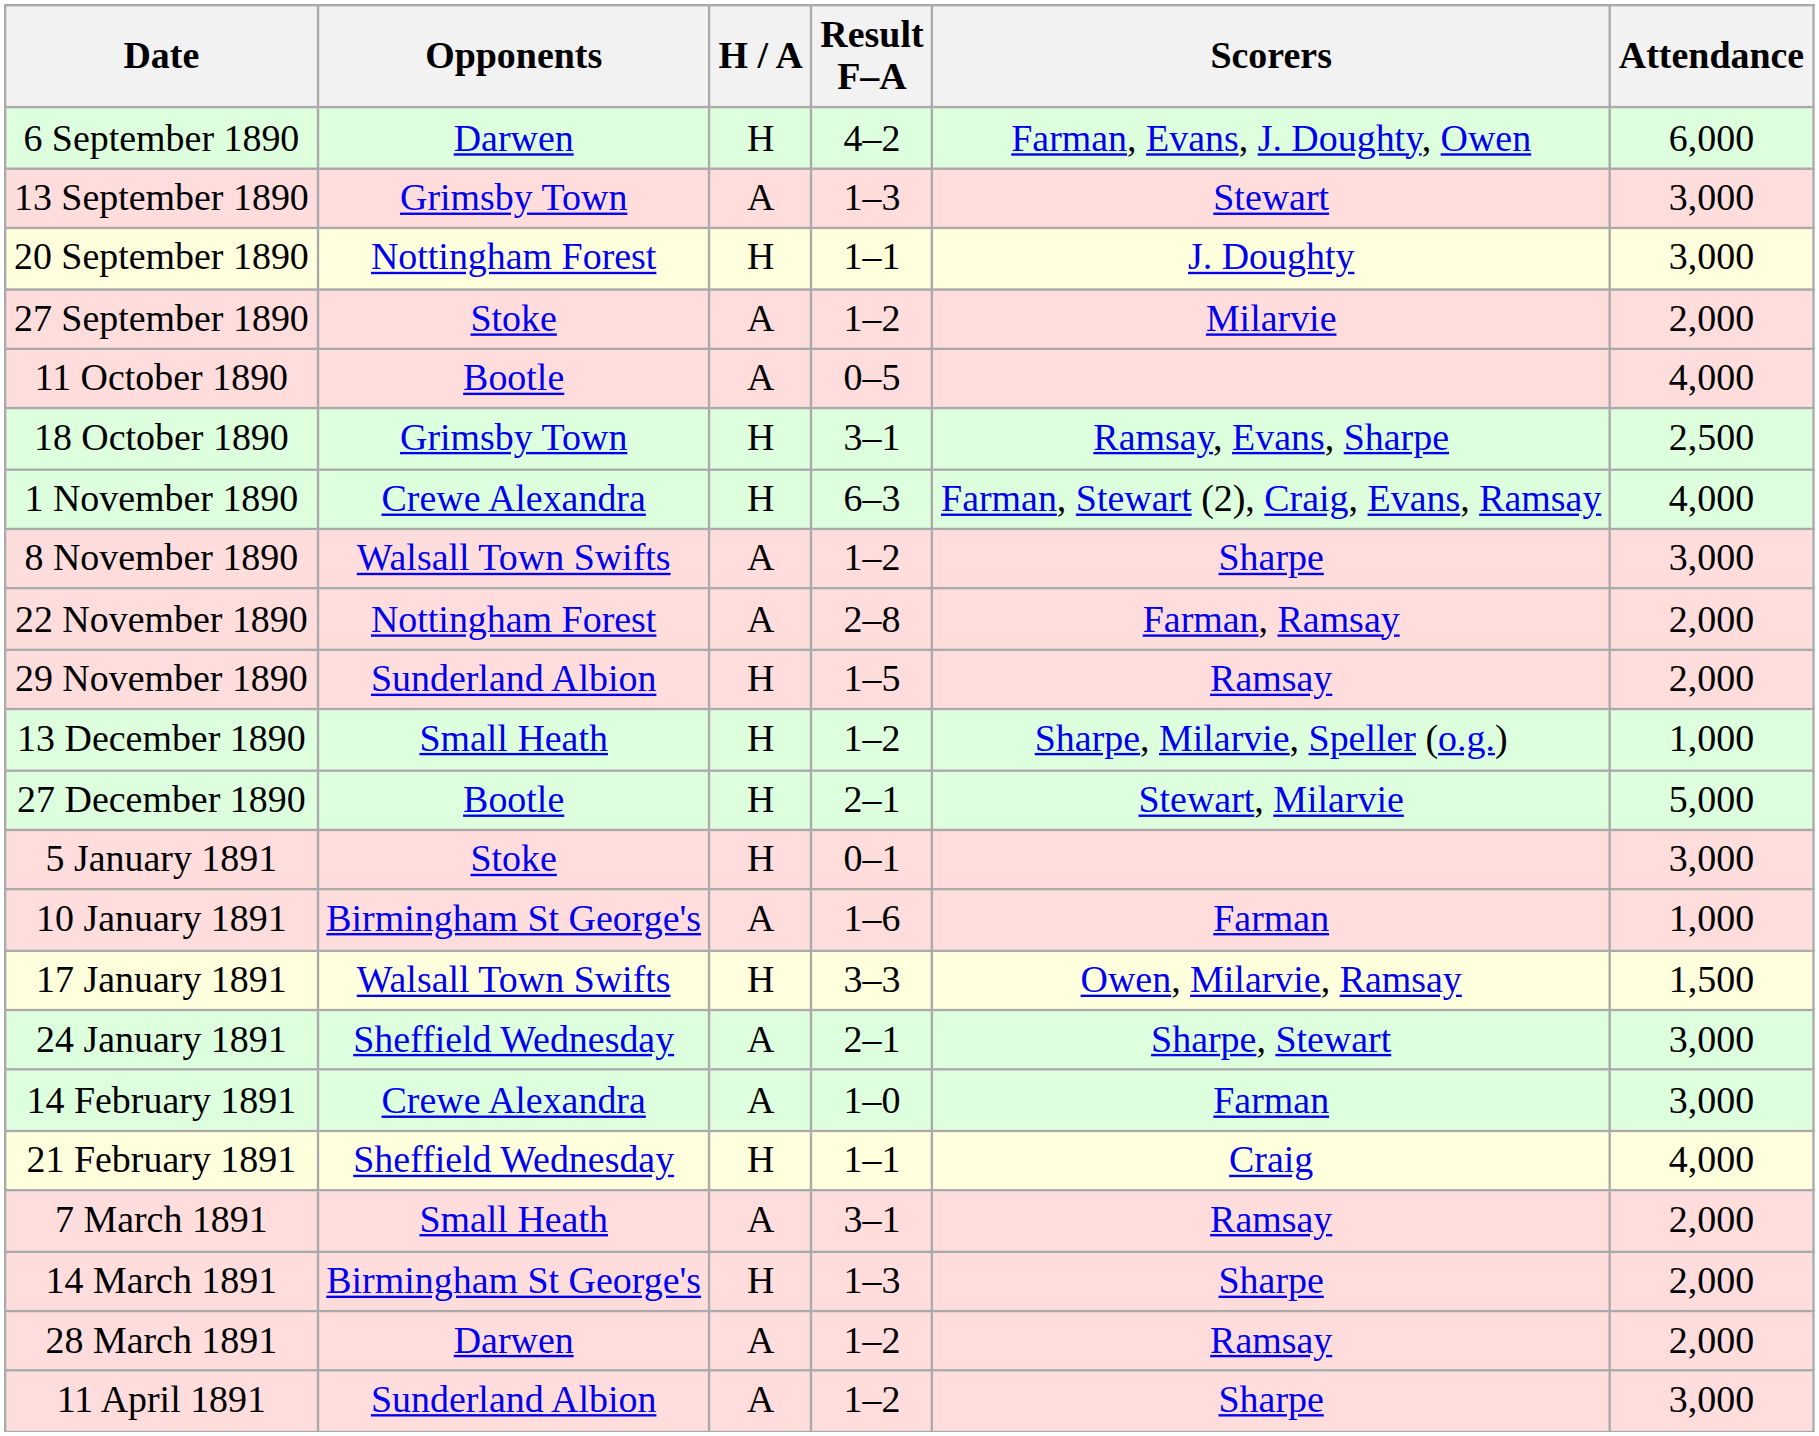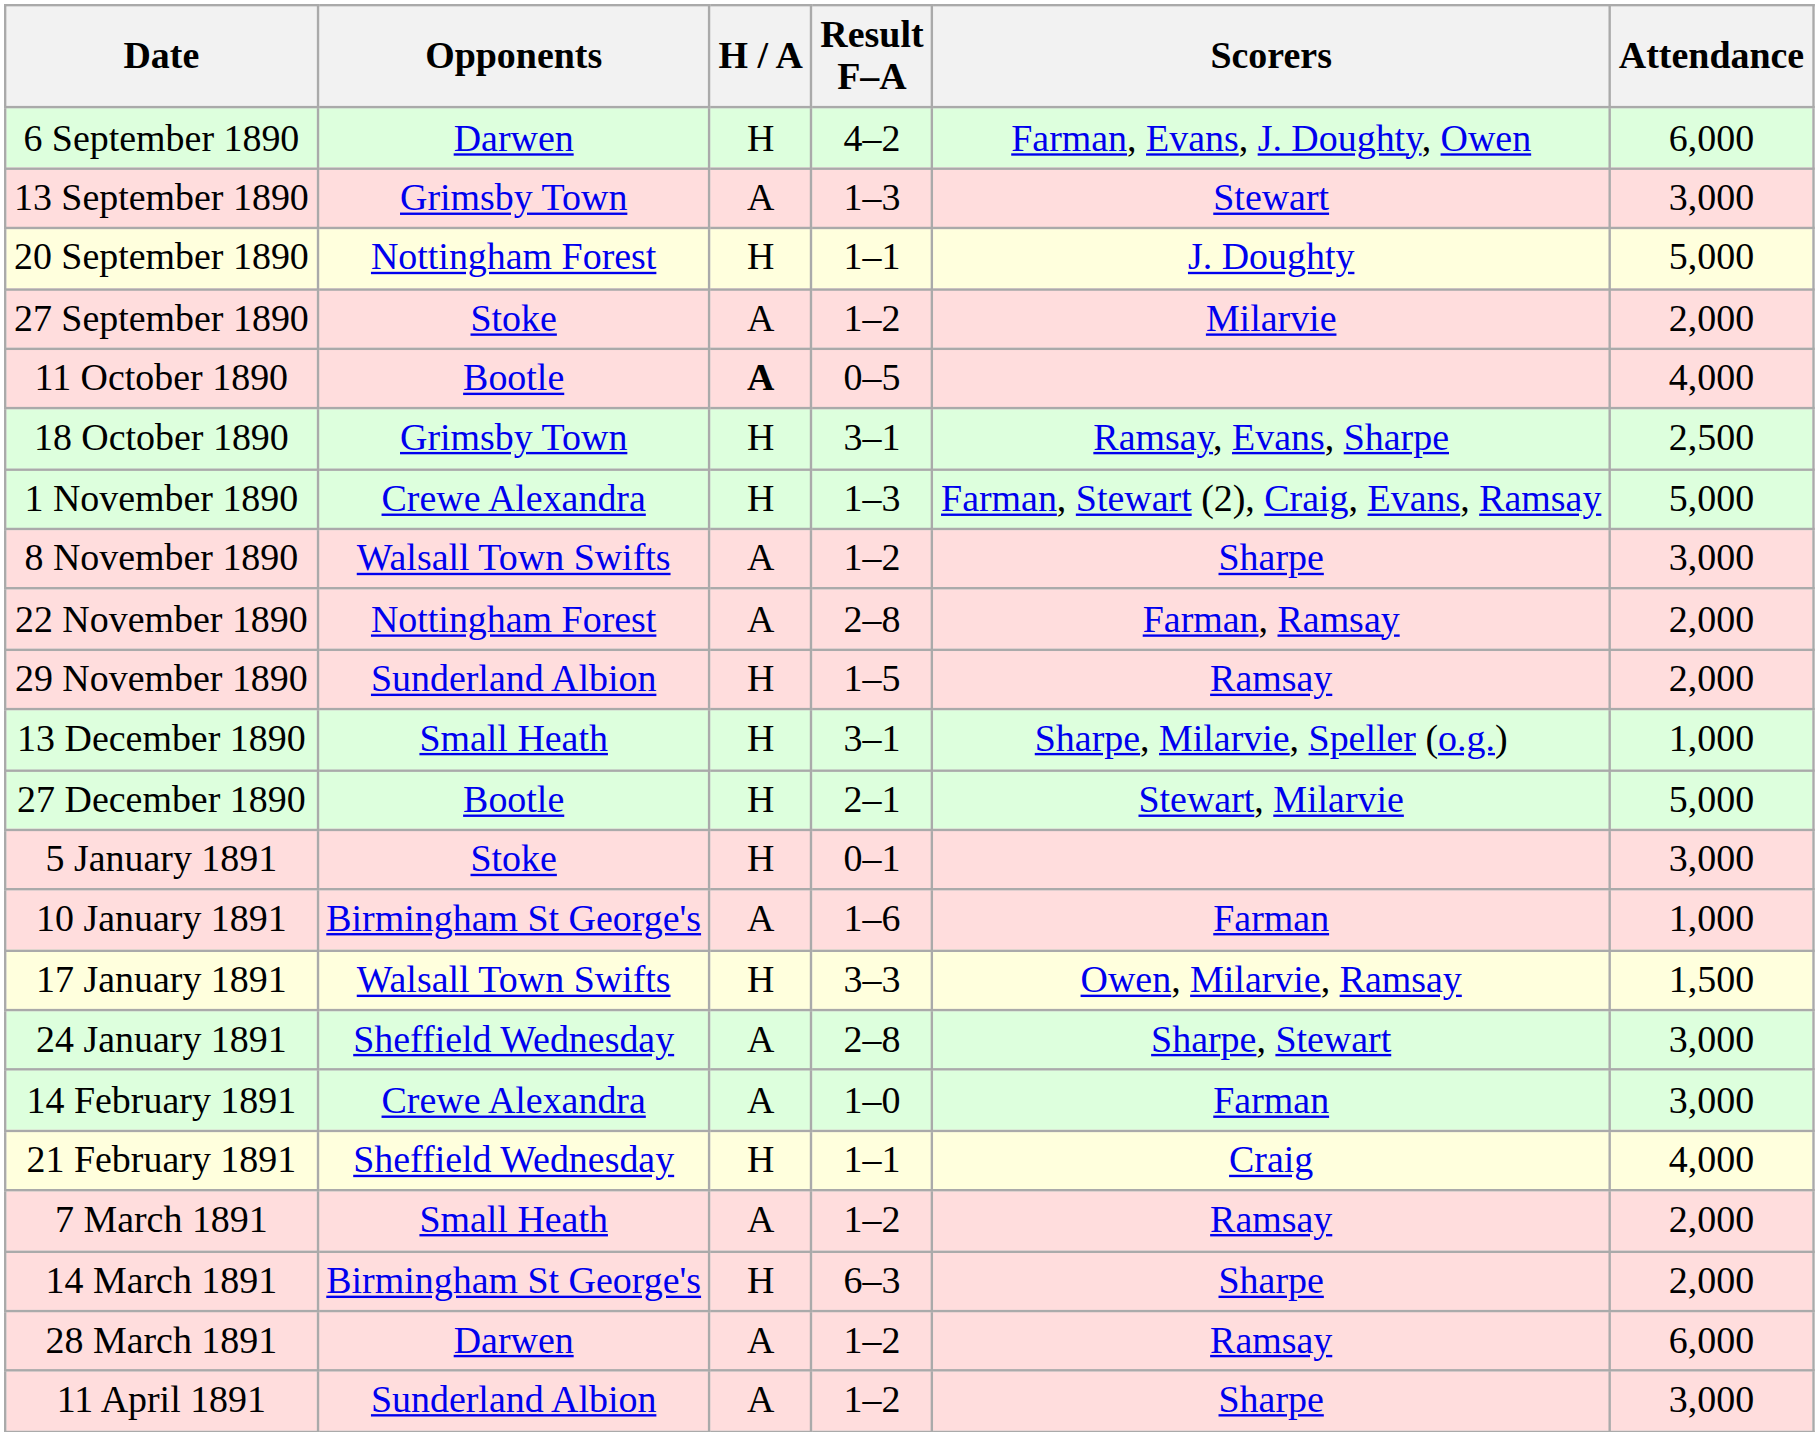(1712, 257) 3,000 -> (1712, 257) 5,000
(761, 377) normal -> (761, 377) bold
(872, 498) 6–3 -> (872, 498) 1–3
(1712, 498) 4,000 -> (1712, 498) 5,000
(872, 738) 1–2 -> (872, 738) 3–1
(872, 1039) 2–1 -> (872, 1039) 2–8
(872, 1219) 3–1 -> (872, 1219) 1–2
(872, 1280) 1–3 -> (872, 1280) 6–3
(1712, 1340) 2,000 -> (1712, 1340) 6,000
